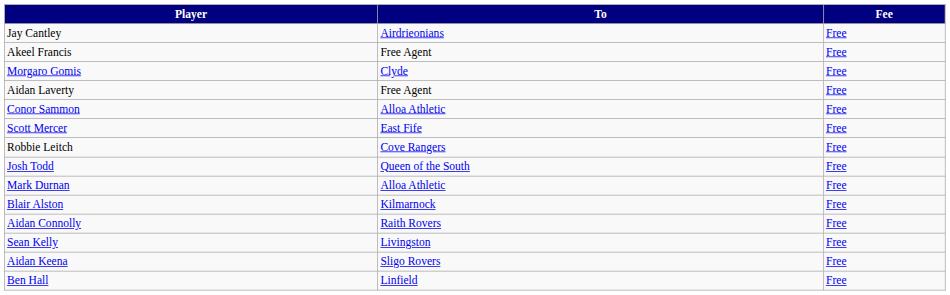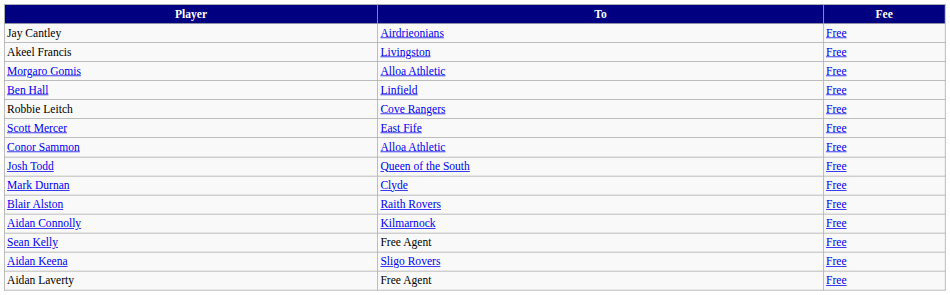(406, 52) Free Agent -> (405, 52) Livingston
(394, 71) Clyde -> (413, 71) Alloa Athletic
rows swapped: (41, 90) <-> (28, 280)
rows swapped: (40, 147) <-> (43, 109)
(413, 185) Alloa Athletic -> (394, 185) Clyde
(408, 204) Kilmarnock -> (411, 204) Raith Rovers
(411, 223) Raith Rovers -> (408, 223) Kilmarnock
(405, 242) Livingston -> (406, 242) Free Agent
